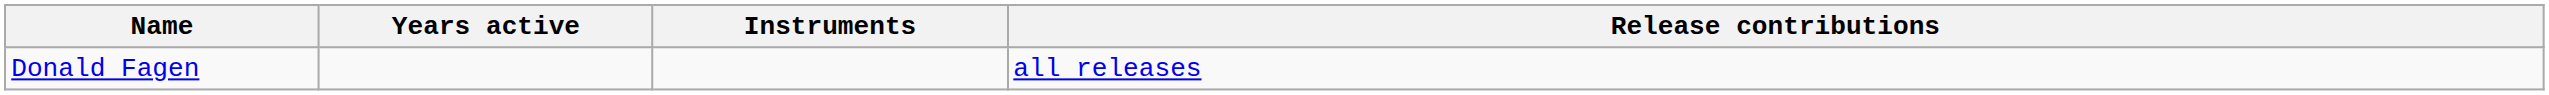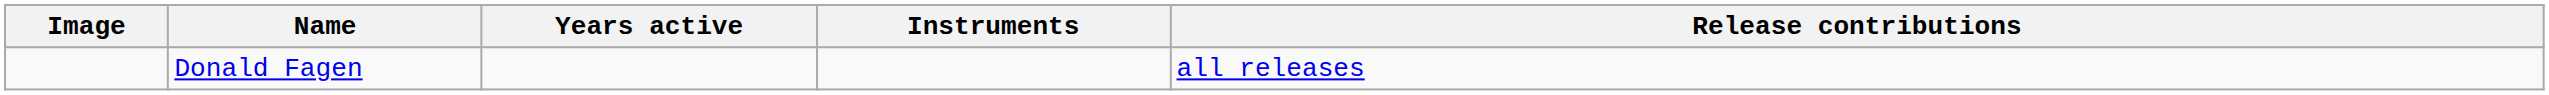+ column: (87, 26)
